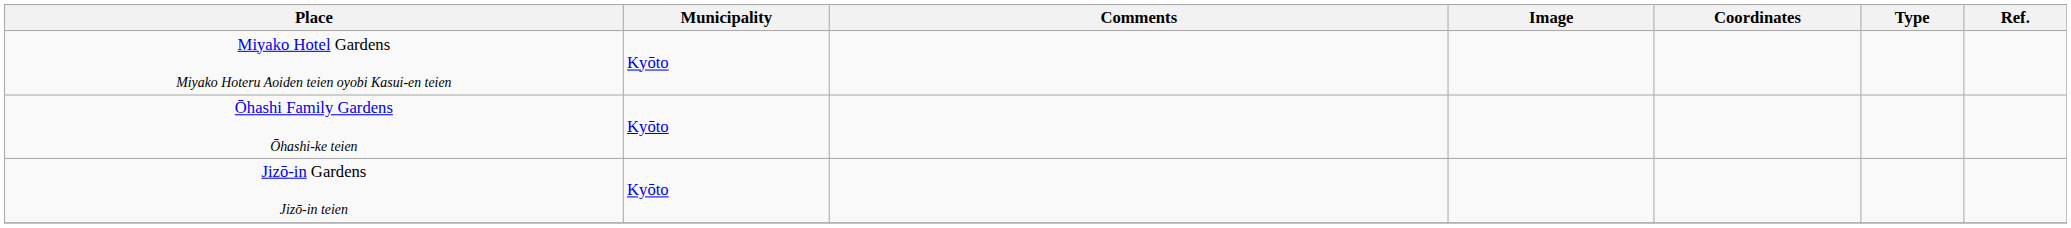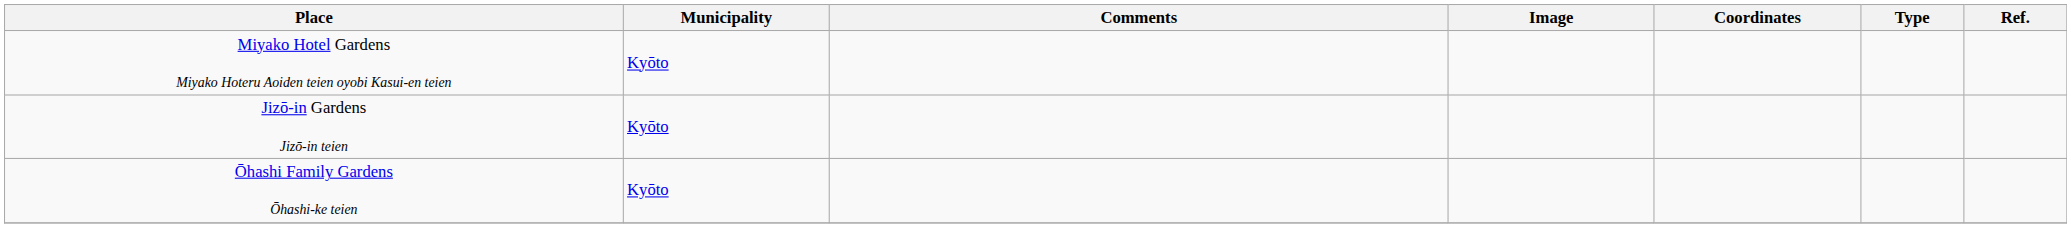rows swapped: (314, 190) <-> (314, 126)
